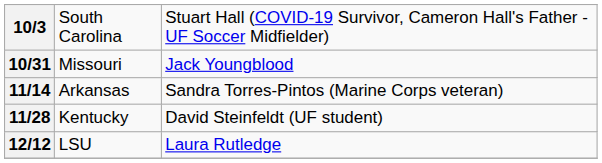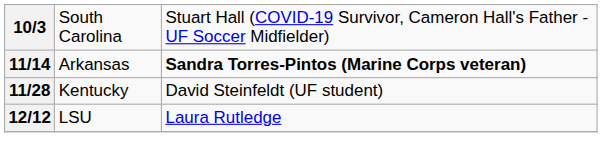- row: (30, 63)
(334, 90) normal -> (346, 63) bold
